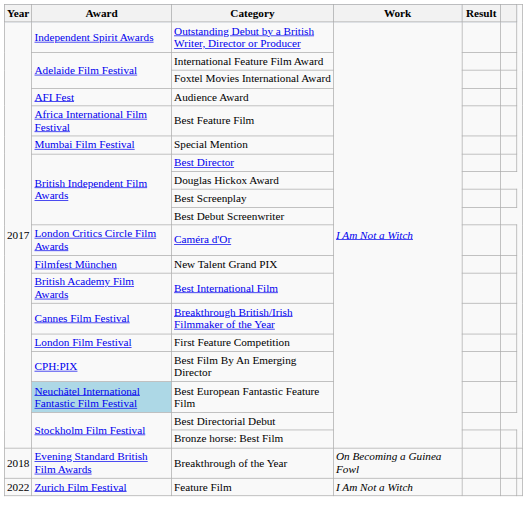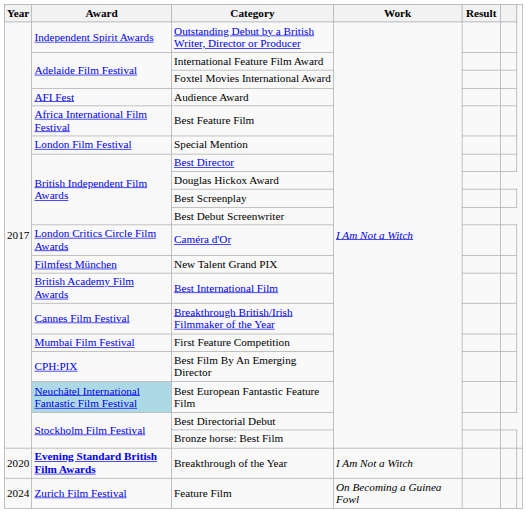(85, 145) Mumbai Film Festival -> (83, 145) London Film Festival
(83, 342) London Film Festival -> (85, 342) Mumbai Film Festival
(18, 463) 2018 -> (18, 463) 2020
(91, 463) normal -> (96, 463) bold
(389, 463) On Becoming a Guinea Fowl -> (374, 463) I Am Not a Witch
(18, 487) 2022 -> (18, 493) 2024
(374, 487) I Am Not a Witch -> (389, 493) On Becoming a Guinea Fowl
